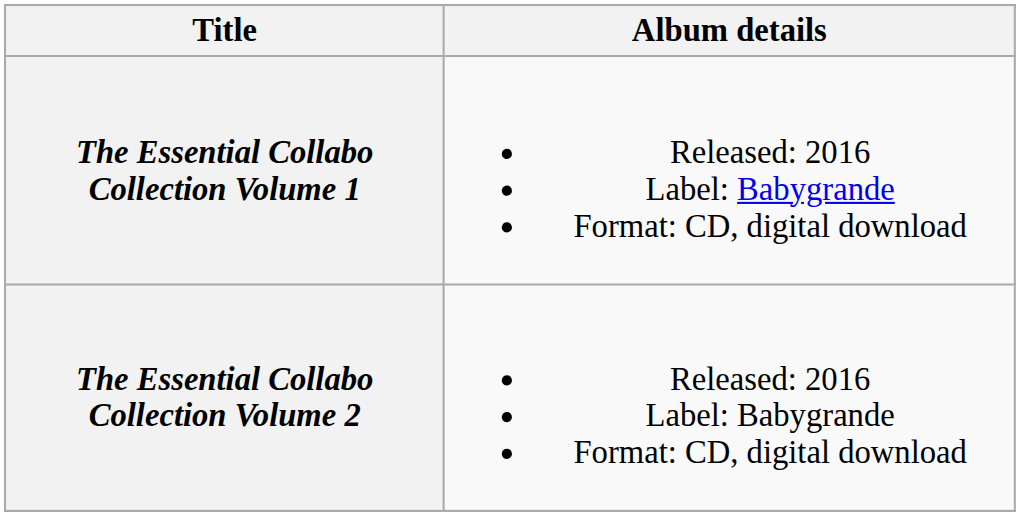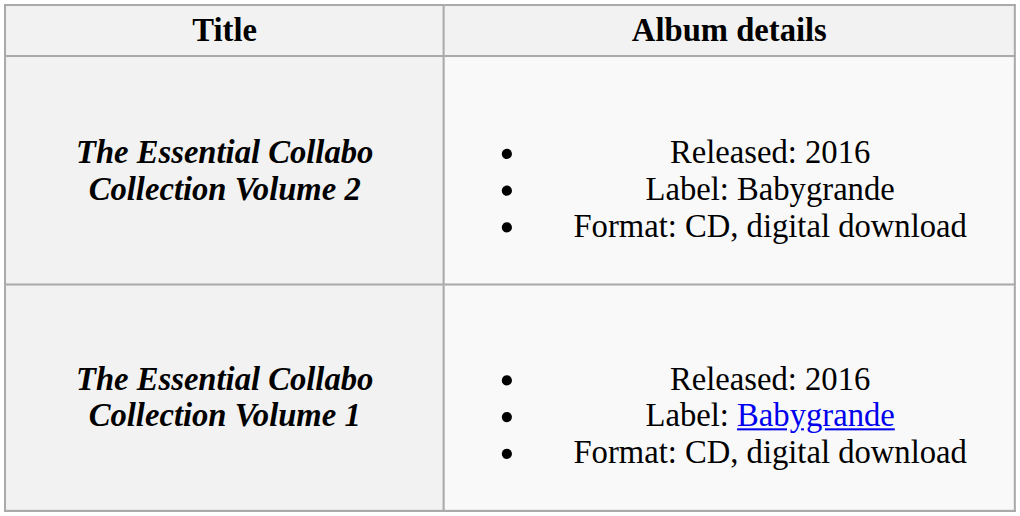rows swapped: (225, 169) <-> (225, 397)
